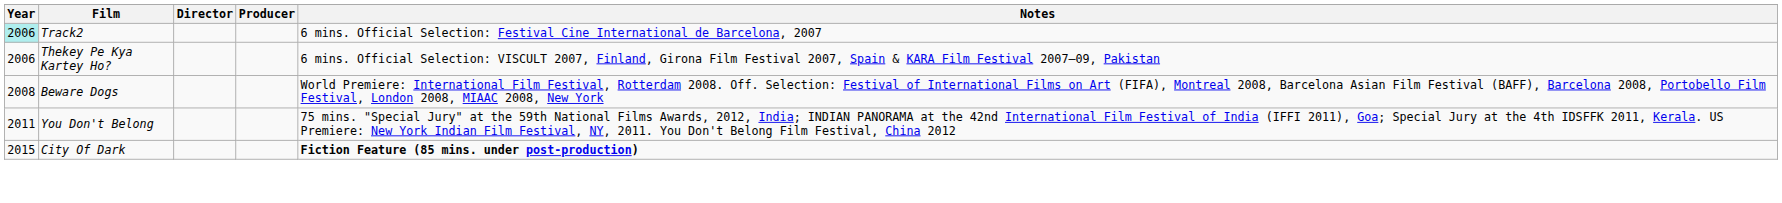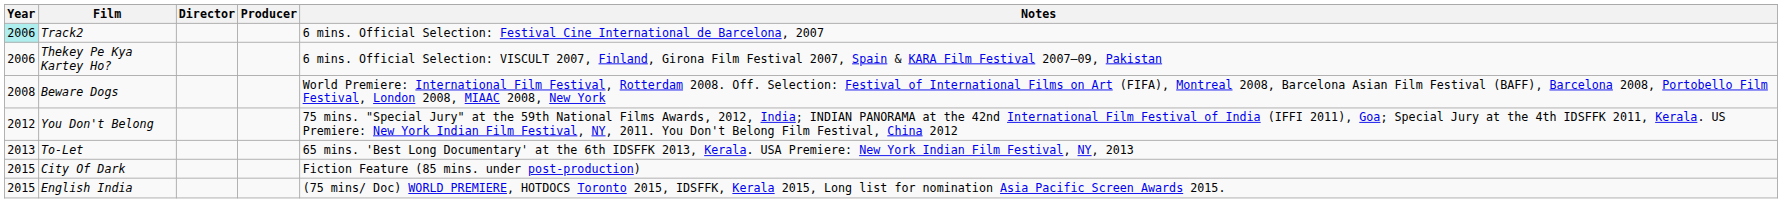(21, 124) 2011 -> (21, 124) 2012
+ row: (62, 150)
(470, 150) bold -> (472, 169) normal
+ row: (87, 188)
